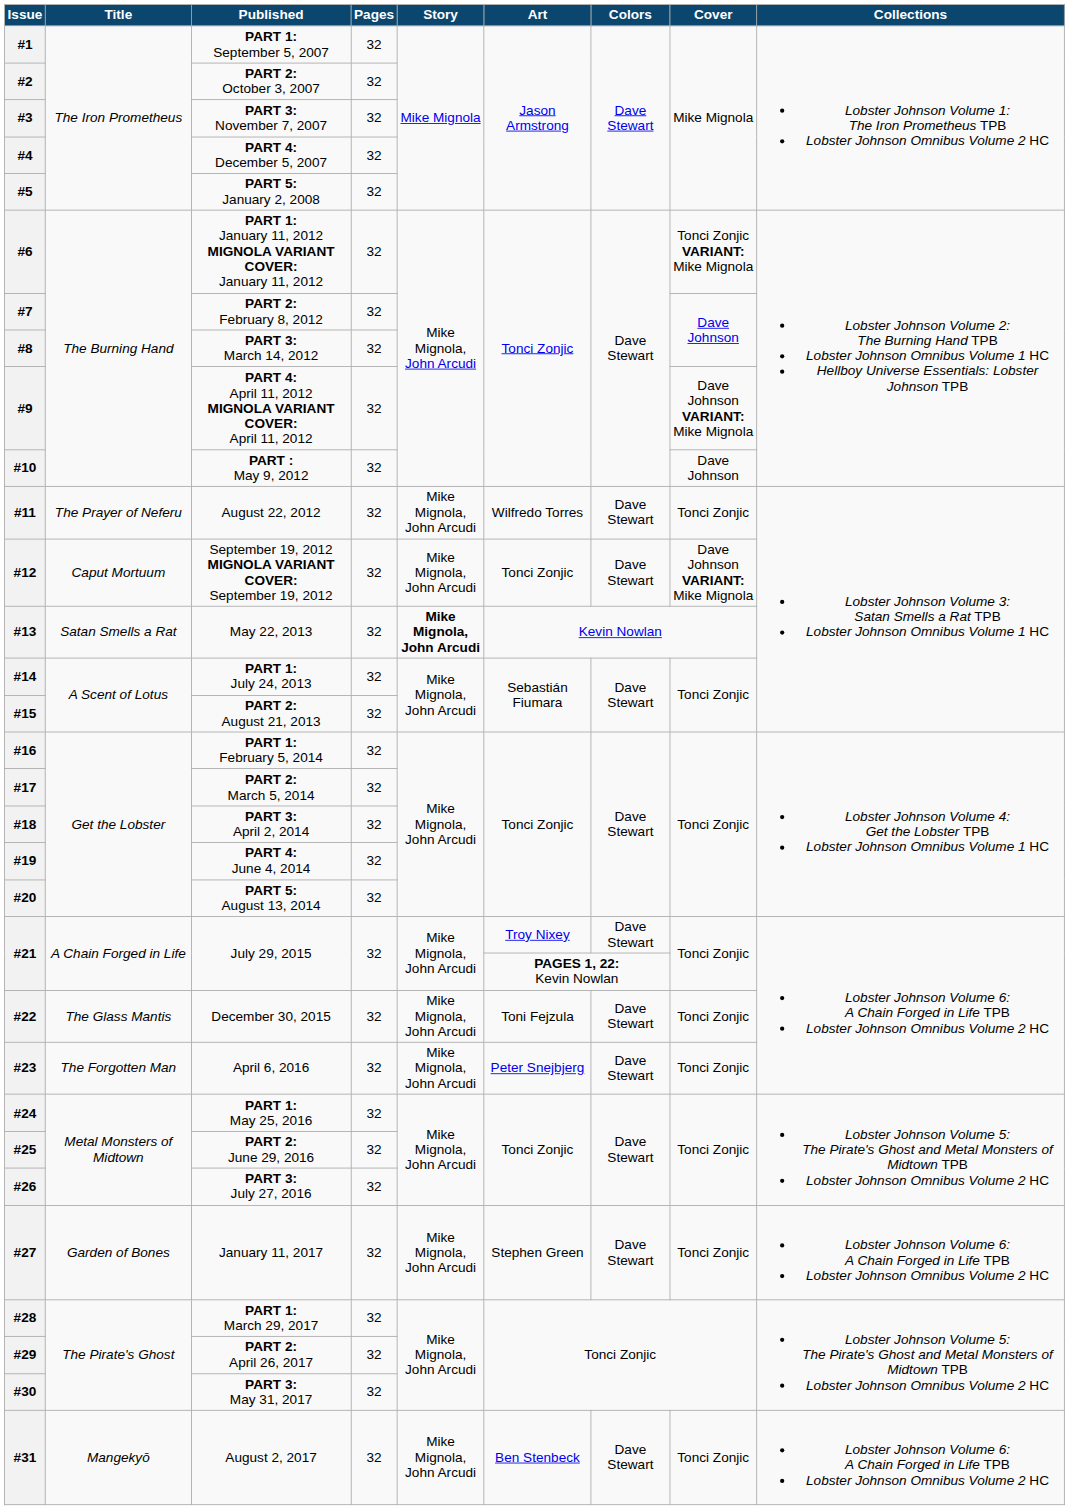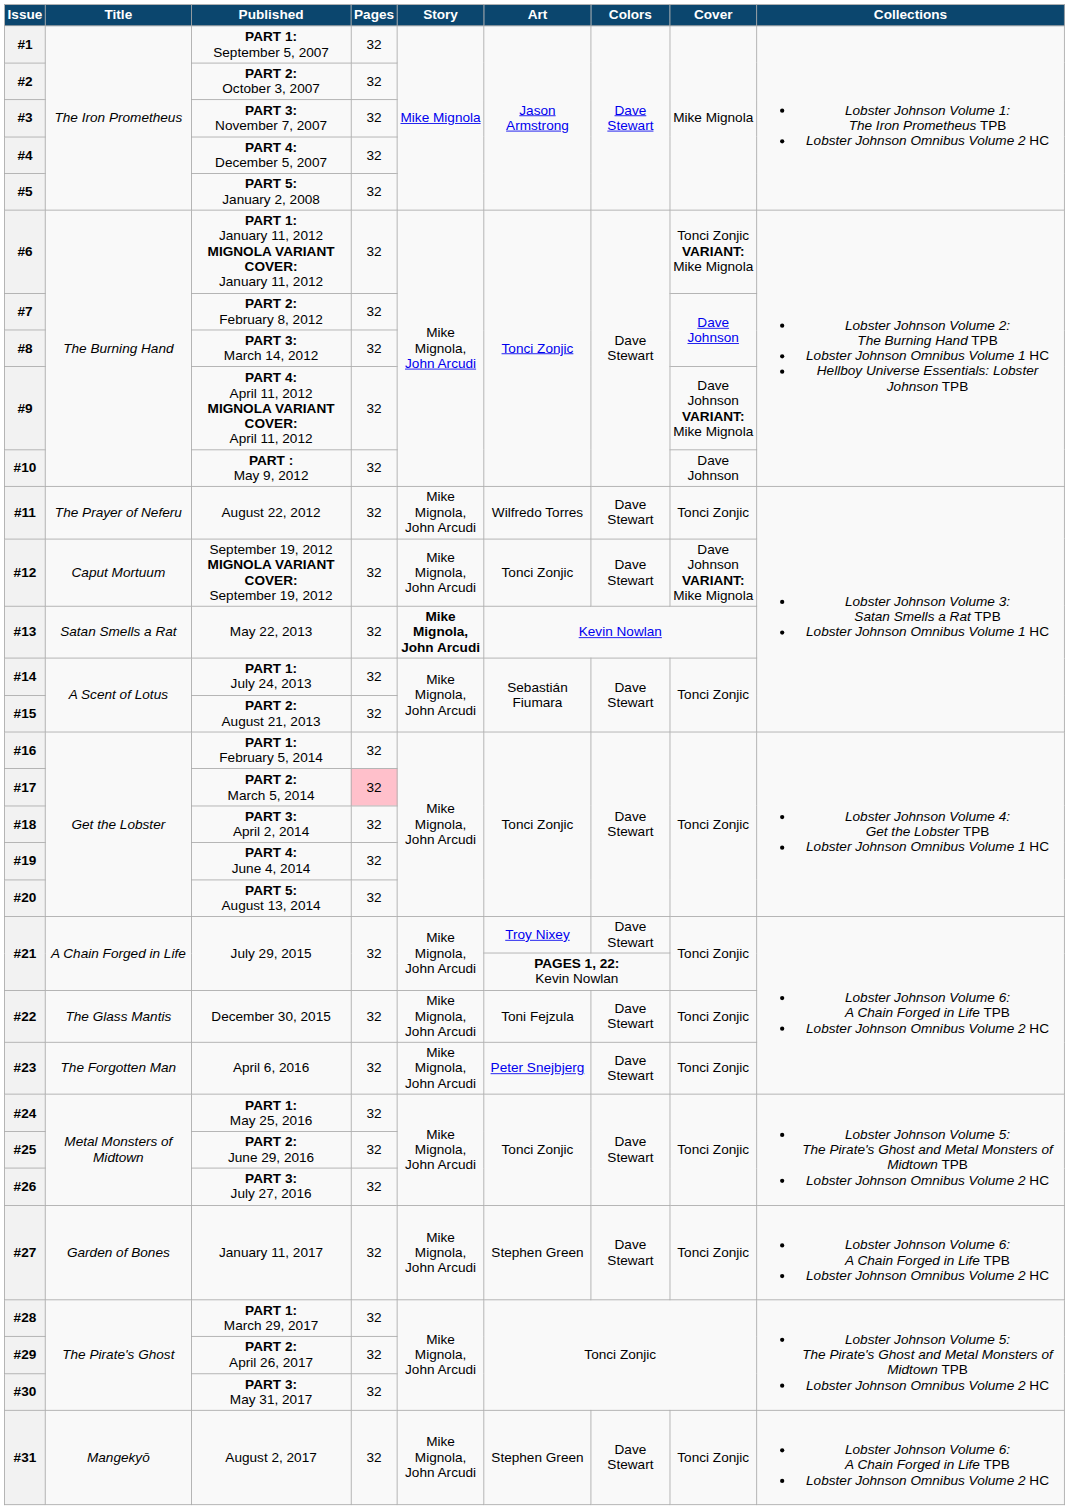(374, 787) no background -> (374, 787) pink background
(537, 1457) Ben Stenbeck -> (537, 1457) Stephen Green
